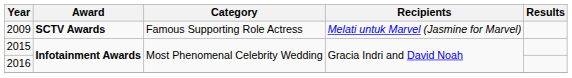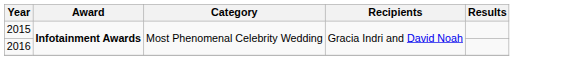- row: (19, 30)
